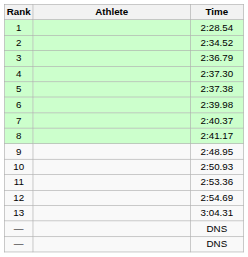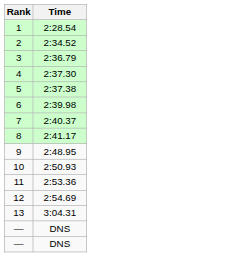- column: (112, 12)
